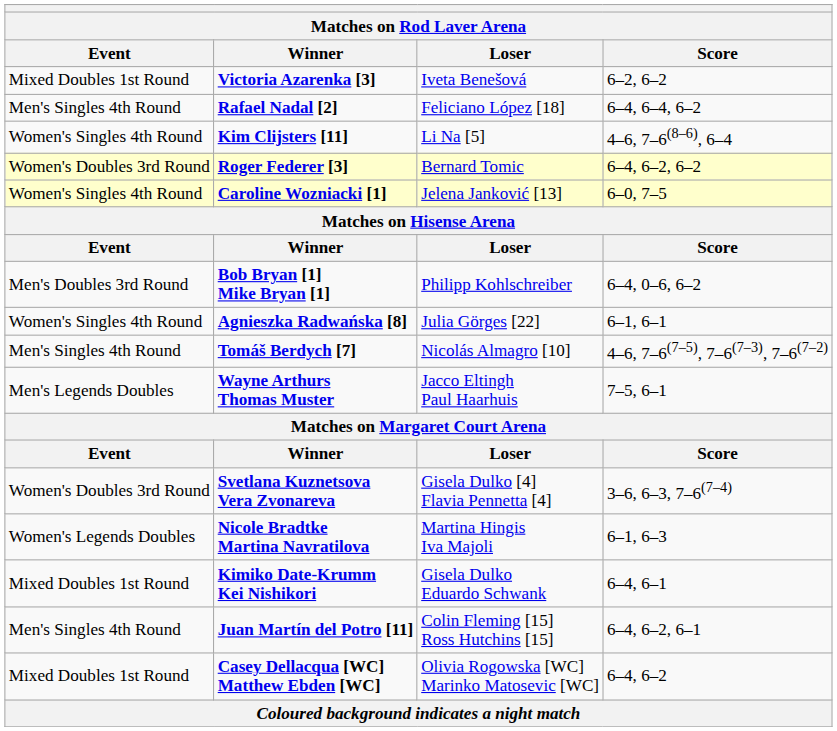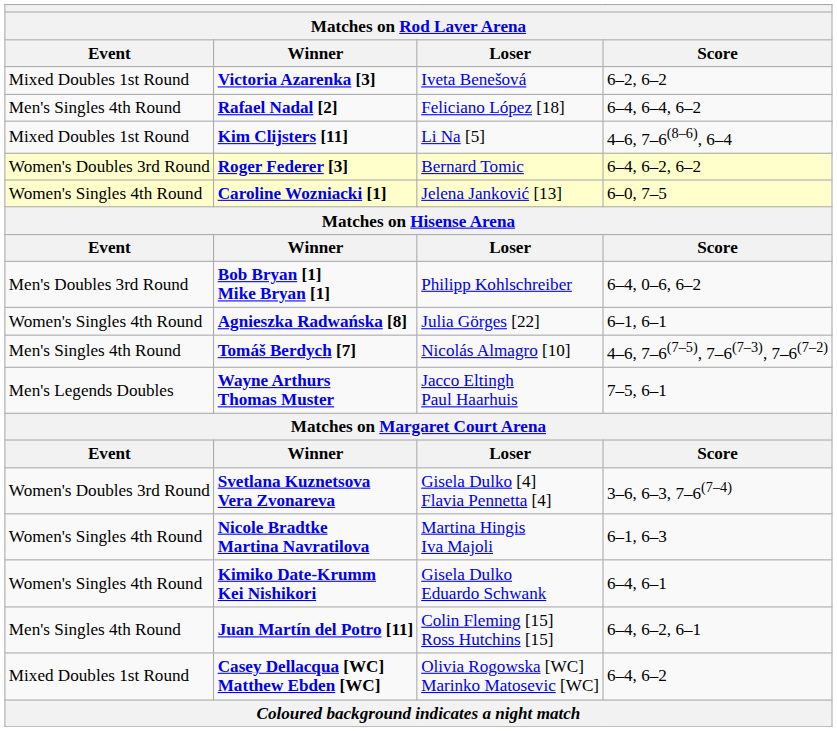(106, 136) Women's Singles 4th Round -> (99, 136) Mixed Doubles 1st Round
(102, 537) Women's Legends Doubles -> (106, 537) Women's Singles 4th Round
(99, 583) Mixed Doubles 1st Round -> (106, 583) Women's Singles 4th Round
